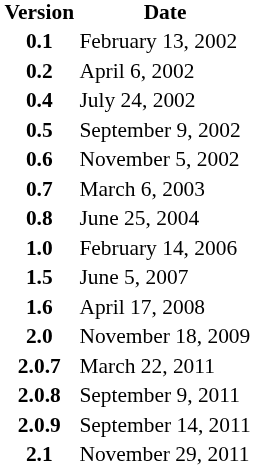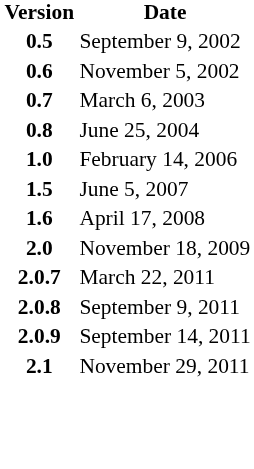- row: (39, 41)
- row: (39, 70)
- row: (39, 100)
